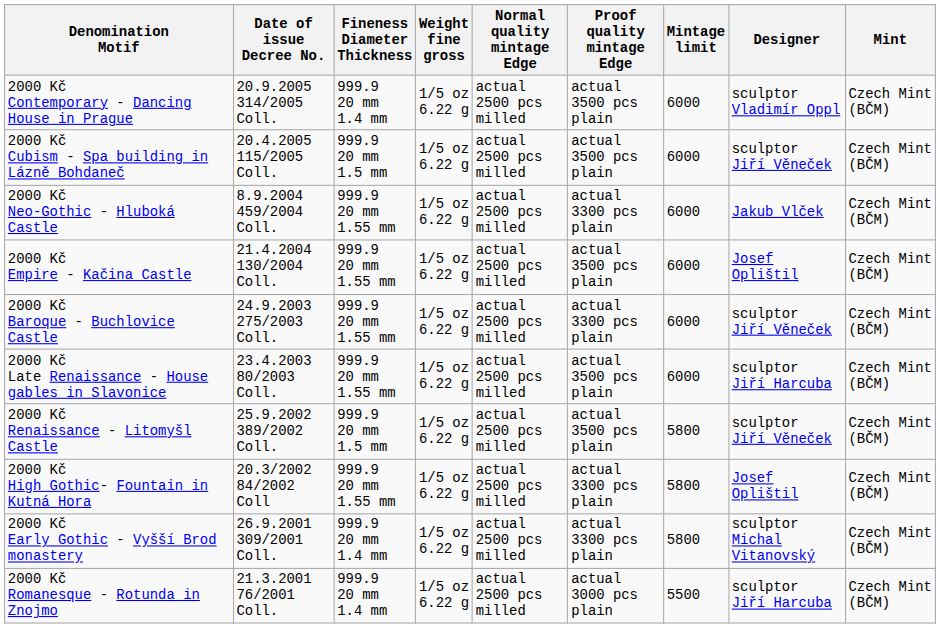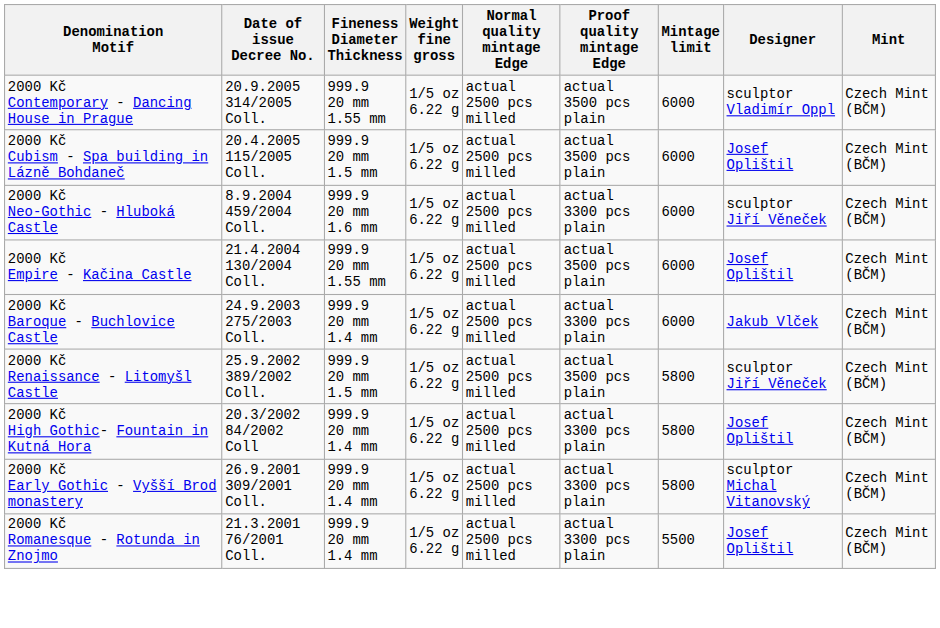(362, 103) 999.9 20 mm 1.4 mm -> (357, 103) 999.9 20 mm 1.55 mm
(782, 158) sculptor Jiří Věneček -> (760, 158) Josef Oplištil
(366, 212) 999.9 20 mm 1.55 mm -> (352, 212) 999.9 20 mm 1.6 mm
(778, 212) Jakub Vlček -> (777, 212) sculptor Jiří Věneček
(366, 322) 999.9 20 mm 1.55 mm -> (352, 322) 999.9 20 mm 1.4 mm
(782, 322) sculptor Jiří Věneček -> (772, 322) Jakub Vlček
- row: (108, 377)
(366, 486) 999.9 20 mm 1.55 mm -> (352, 431) 999.9 20 mm 1.4 mm
(605, 596) actual 3000 pcs plain -> (597, 541) actual 3300 pcs plain
(782, 596) sculptor Jiří Harcuba -> (760, 541) Josef Oplištil
